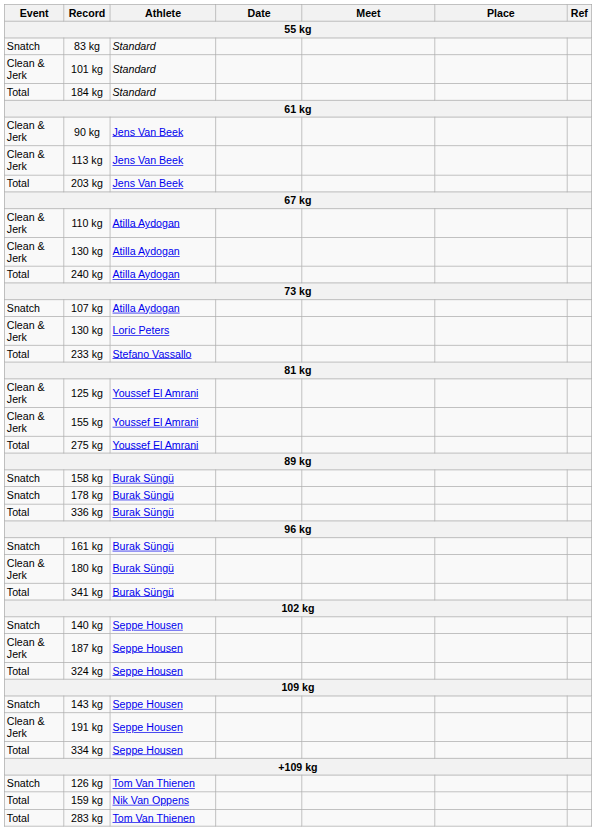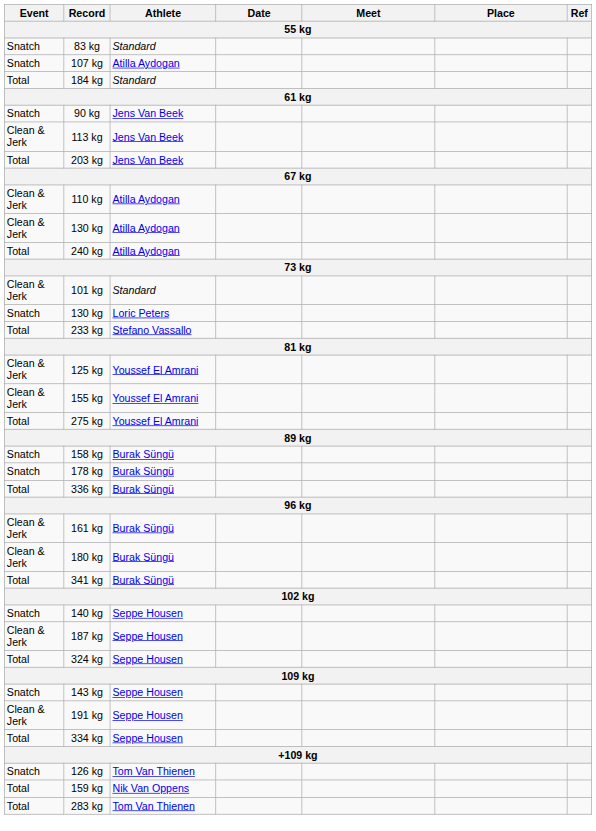rows swapped: (87, 69) <-> (87, 308)
(26, 132) Clean & Jerk -> (23, 114) Snatch
(26, 331) Clean & Jerk -> (23, 313) Snatch
(23, 546) Snatch -> (26, 528) Clean & Jerk
